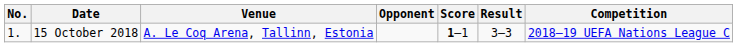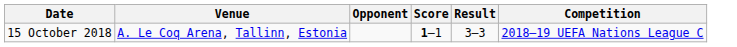- column: (18, 14)
